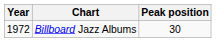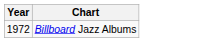- column: (175, 12)
